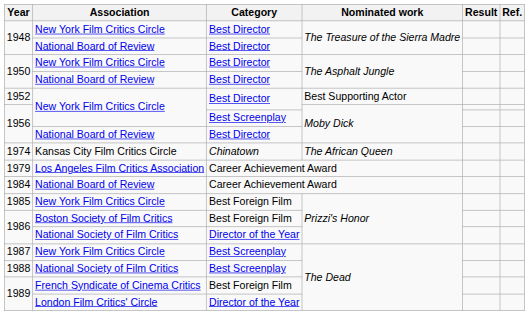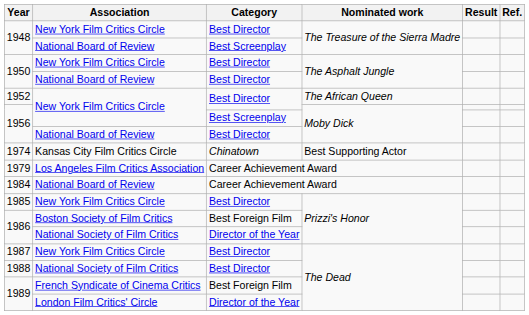(240, 46) Best Director -> (247, 46) Best Screenplay
(355, 96) Best Supporting Actor -> (348, 96) The African Queen
(348, 151) The African Queen -> (355, 151) Best Supporting Actor
(250, 201) Best Foreign Film -> (240, 201) Best Director
(247, 252) Best Screenplay -> (240, 252) Best Director
(247, 268) Best Screenplay -> (240, 268) Best Director
